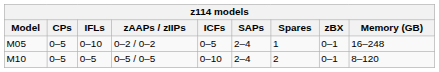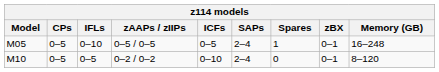(135, 43) 0–2 / 0–2 -> (135, 43) 0–5 / 0–5
(135, 59) 0–5 / 0–5 -> (135, 59) 0–2 / 0–2
(276, 59) 2 -> (276, 59) 0
